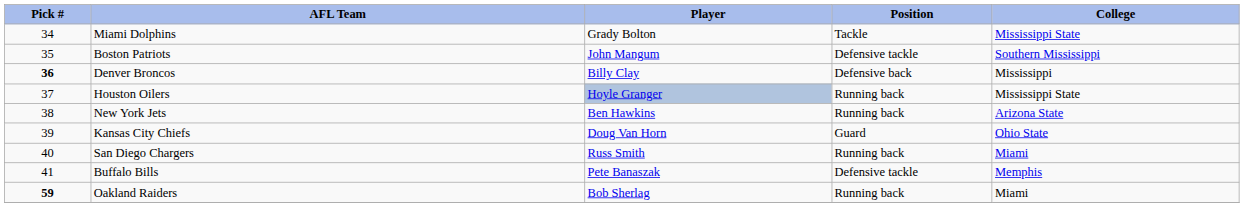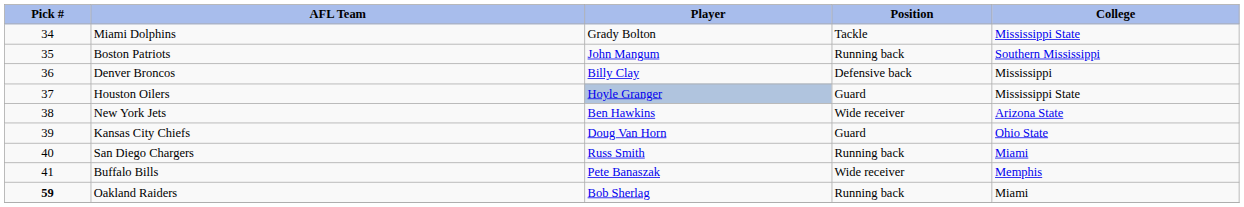(876, 53) Defensive tackle -> (869, 53) Running back
(48, 73) bold -> (48, 73) normal
(869, 93) Running back -> (850, 93) Guard
(869, 113) Running back -> (869, 113) Wide receiver
(876, 172) Defensive tackle -> (869, 172) Wide receiver
